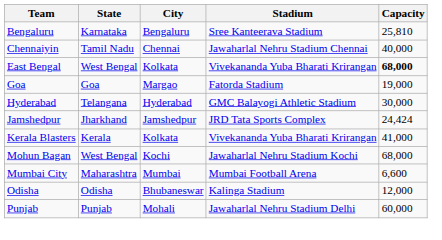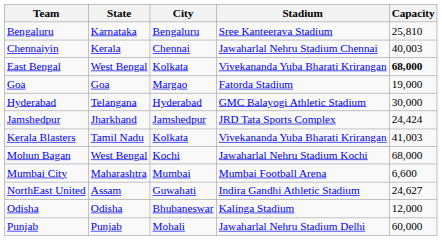(107, 48) Tamil Nadu -> (106, 48) Kerala
(397, 48) 40,000 -> (407, 48) 40,003
(96, 137) Kerala -> (117, 137) Tamil Nadu
(397, 137) 41,000 -> (407, 137) 41,003
+ row: (46, 191)
